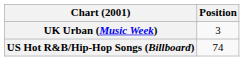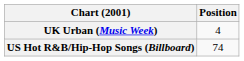(218, 30) 3 -> (218, 30) 4
